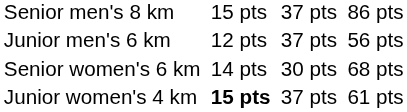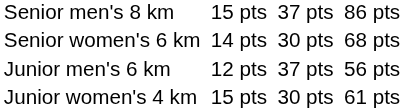rows swapped: (102, 69) <-> (87, 40)
(241, 97) bold -> (239, 97) normal
(309, 97) 37 pts -> (306, 97) 30 pts
